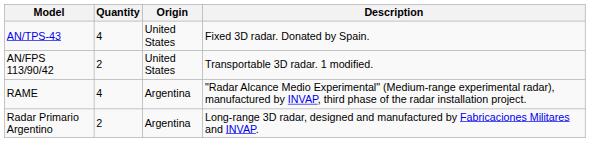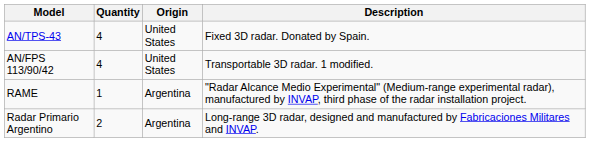(99, 65) 2 -> (99, 65) 4
(99, 94) 4 -> (99, 94) 1
